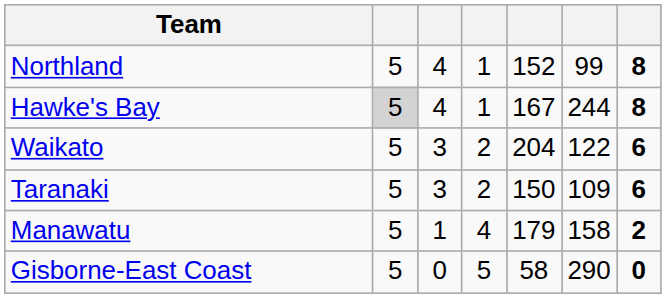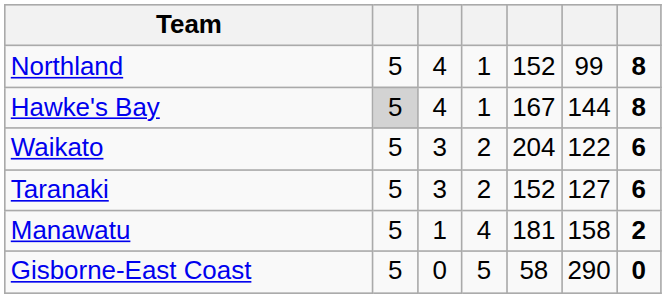(589, 107) 244 -> (589, 107) 144
(534, 189) 150 -> (534, 189) 152
(589, 189) 109 -> (589, 189) 127
(534, 230) 179 -> (534, 230) 181
